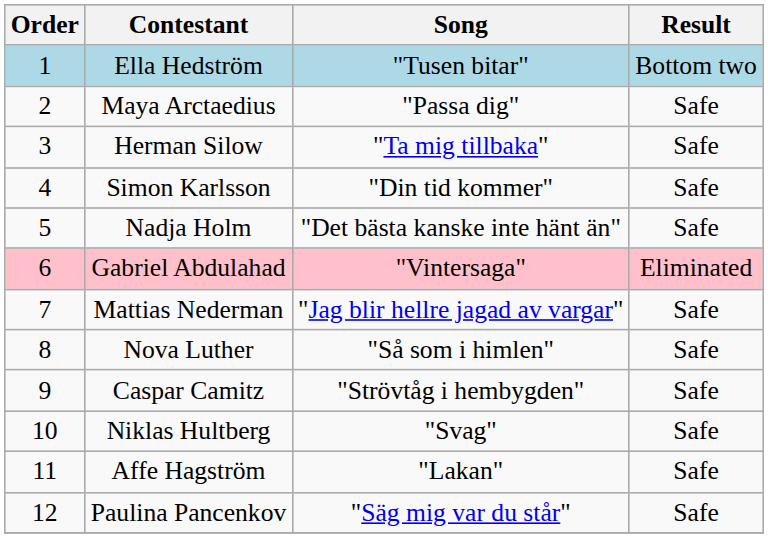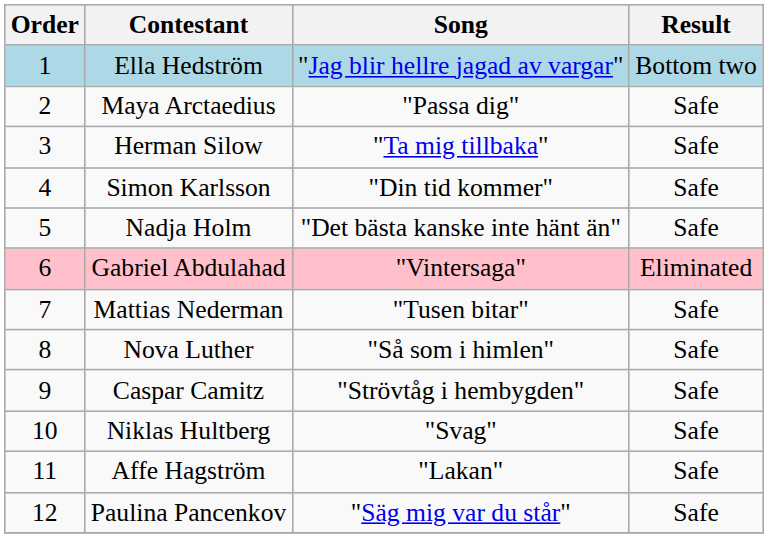(461, 65) "Tusen bitar" -> (461, 65) "Jag blir hellre jagad av vargar"
(461, 308) "Jag blir hellre jagad av vargar" -> (461, 308) "Tusen bitar"
